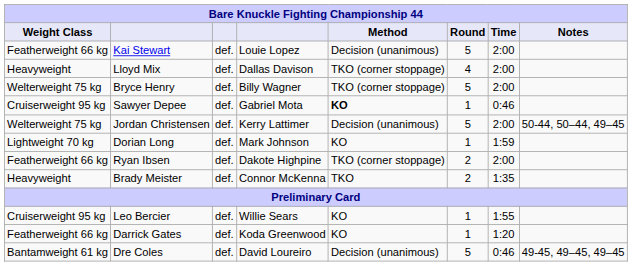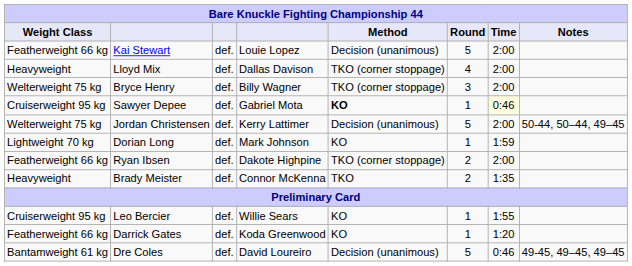(468, 87) 5 -> (468, 87) 3
(504, 105) no background -> (504, 105) lightyellow background
